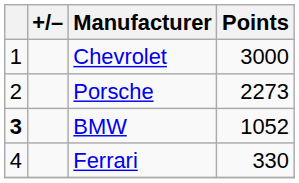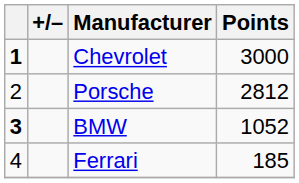(16, 57) normal -> (16, 57) bold
(265, 92) 2273 -> (265, 92) 2812
(271, 161) 330 -> (271, 161) 185
